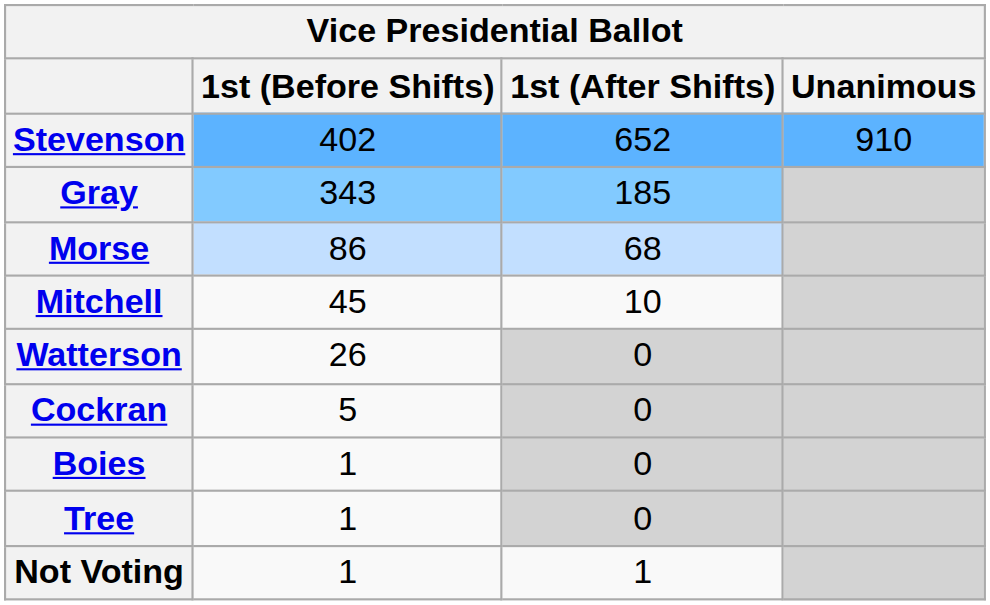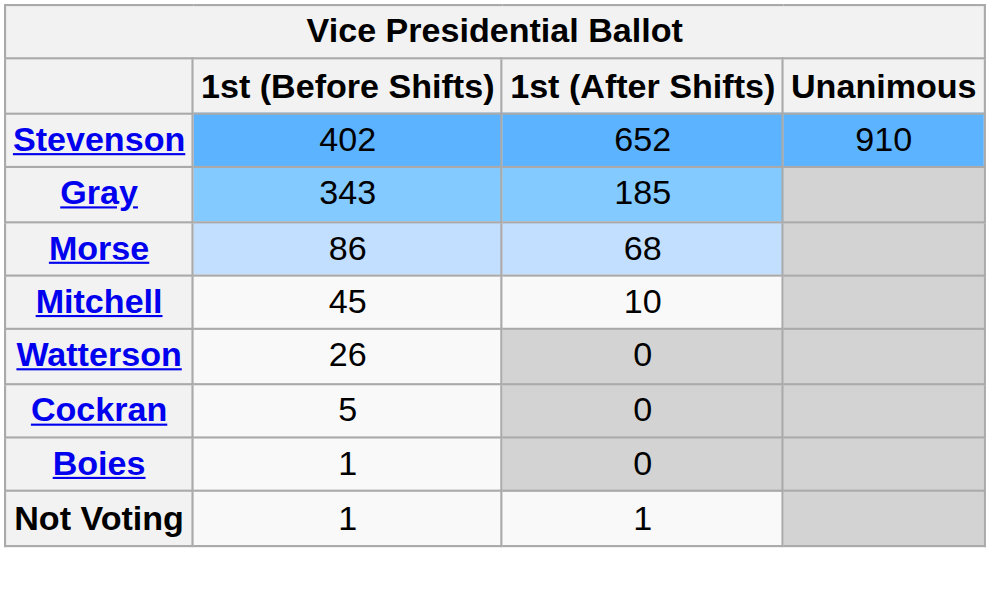- row: (99, 517)
